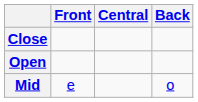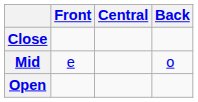rows swapped: (28, 85) <-> (28, 62)
